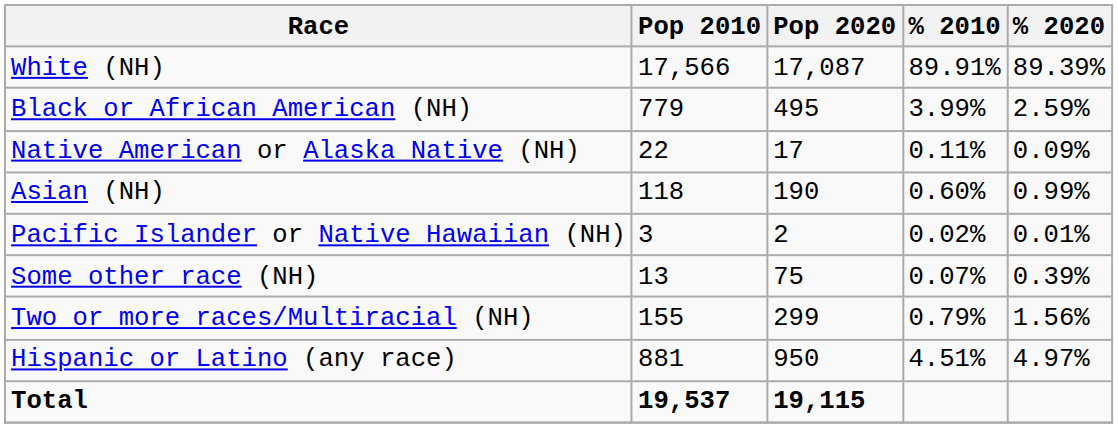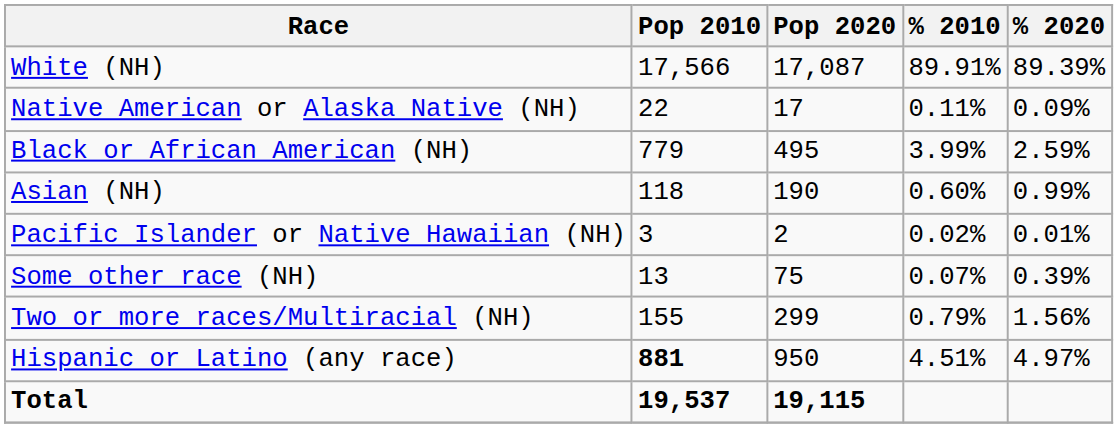rows swapped: (242, 109) <-> (295, 151)
(661, 360) normal -> (661, 360) bold
